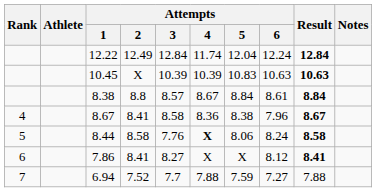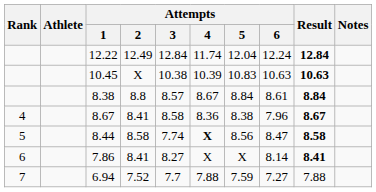(173, 75) 10.39 -> (173, 75) 10.38
(173, 136) 7.76 -> (173, 136) 7.74
(242, 136) 8.06 -> (242, 136) 8.56
(277, 136) 8.24 -> (277, 136) 8.47
(277, 156) 8.12 -> (277, 156) 8.14
